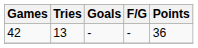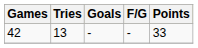(159, 33) 36 -> (159, 33) 33
